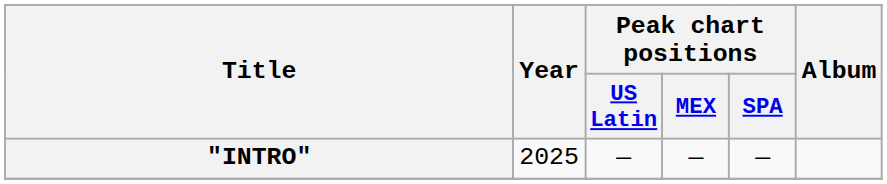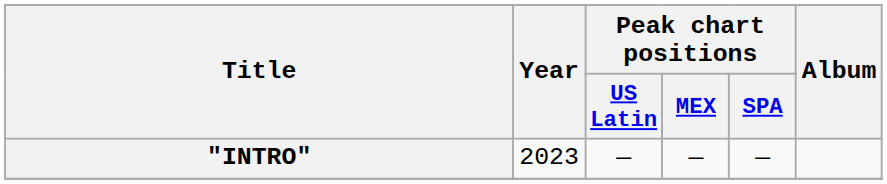(549, 159) 2025 -> (549, 159) 2023
